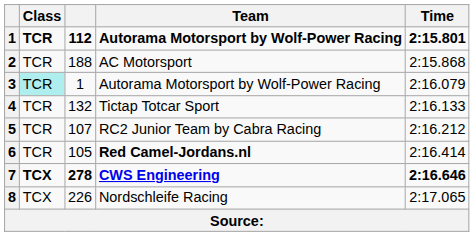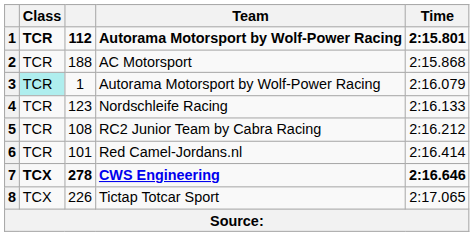(80, 106) 132 -> (80, 106) 123
(159, 106) Tictap Totcar Sport -> (163, 106) Nordschleife Racing
(80, 129) 107 -> (80, 129) 108
(80, 152) 105 -> (80, 152) 101
(175, 152) bold -> (171, 152) normal
(163, 197) Nordschleife Racing -> (159, 197) Tictap Totcar Sport
